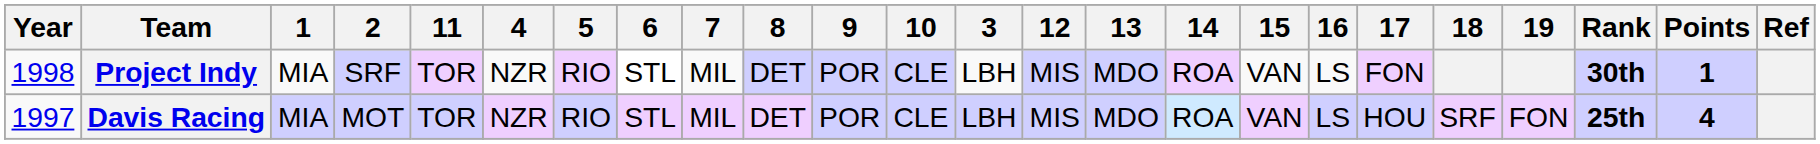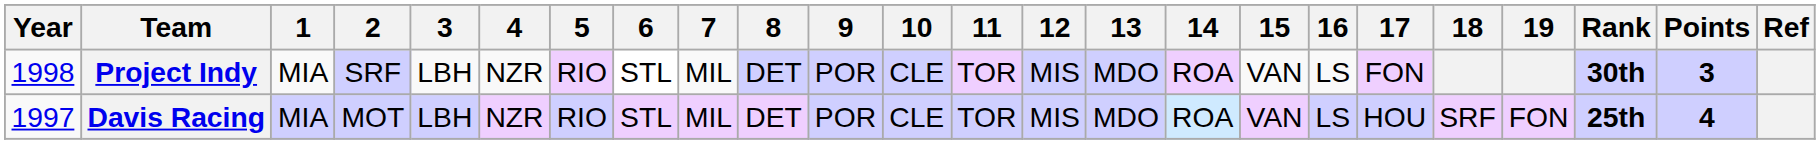columns swapped: (989, 27) <-> (447, 27)
(1707, 72) 1 -> (1707, 72) 3
